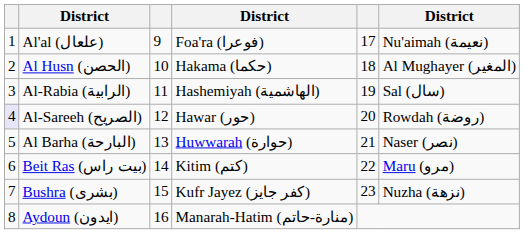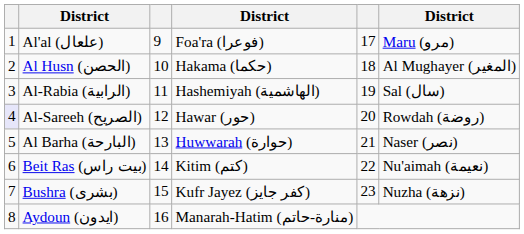(435, 41) Nu'aimah (نعيمة) -> (418, 41) Maru (مرو)
(418, 166) Maru (مرو) -> (435, 166) Nu'aimah (نعيمة)
